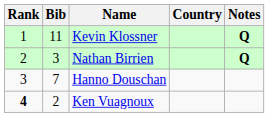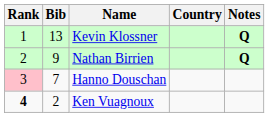(56, 36) 11 -> (56, 36) 13
(56, 58) 3 -> (56, 58) 9
(23, 79) no background -> (23, 79) pink background
